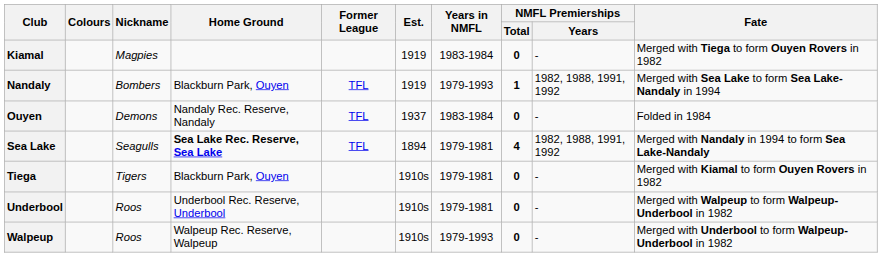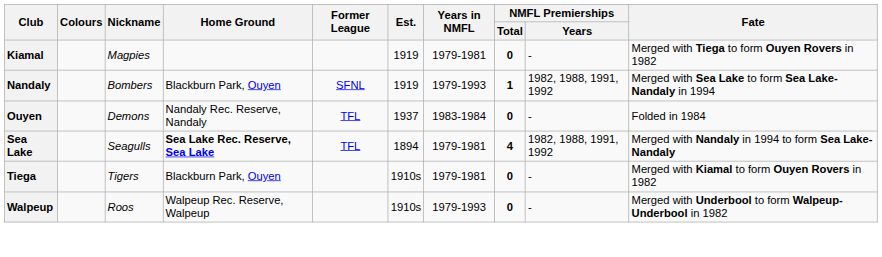(466, 55) 1983-1984 -> (459, 55) 1979-1981
(359, 85) TFL -> (350, 85) SFNL
- row: (35, 207)
